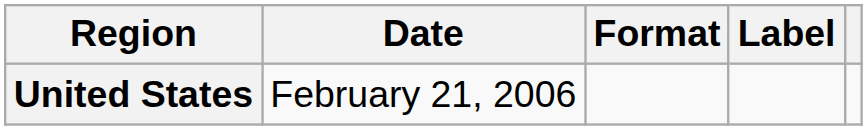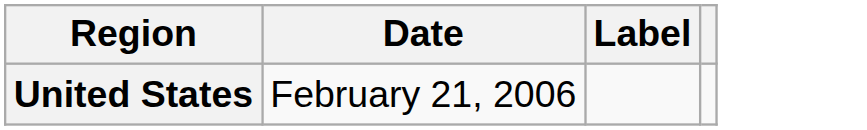- column: (657, 34)
